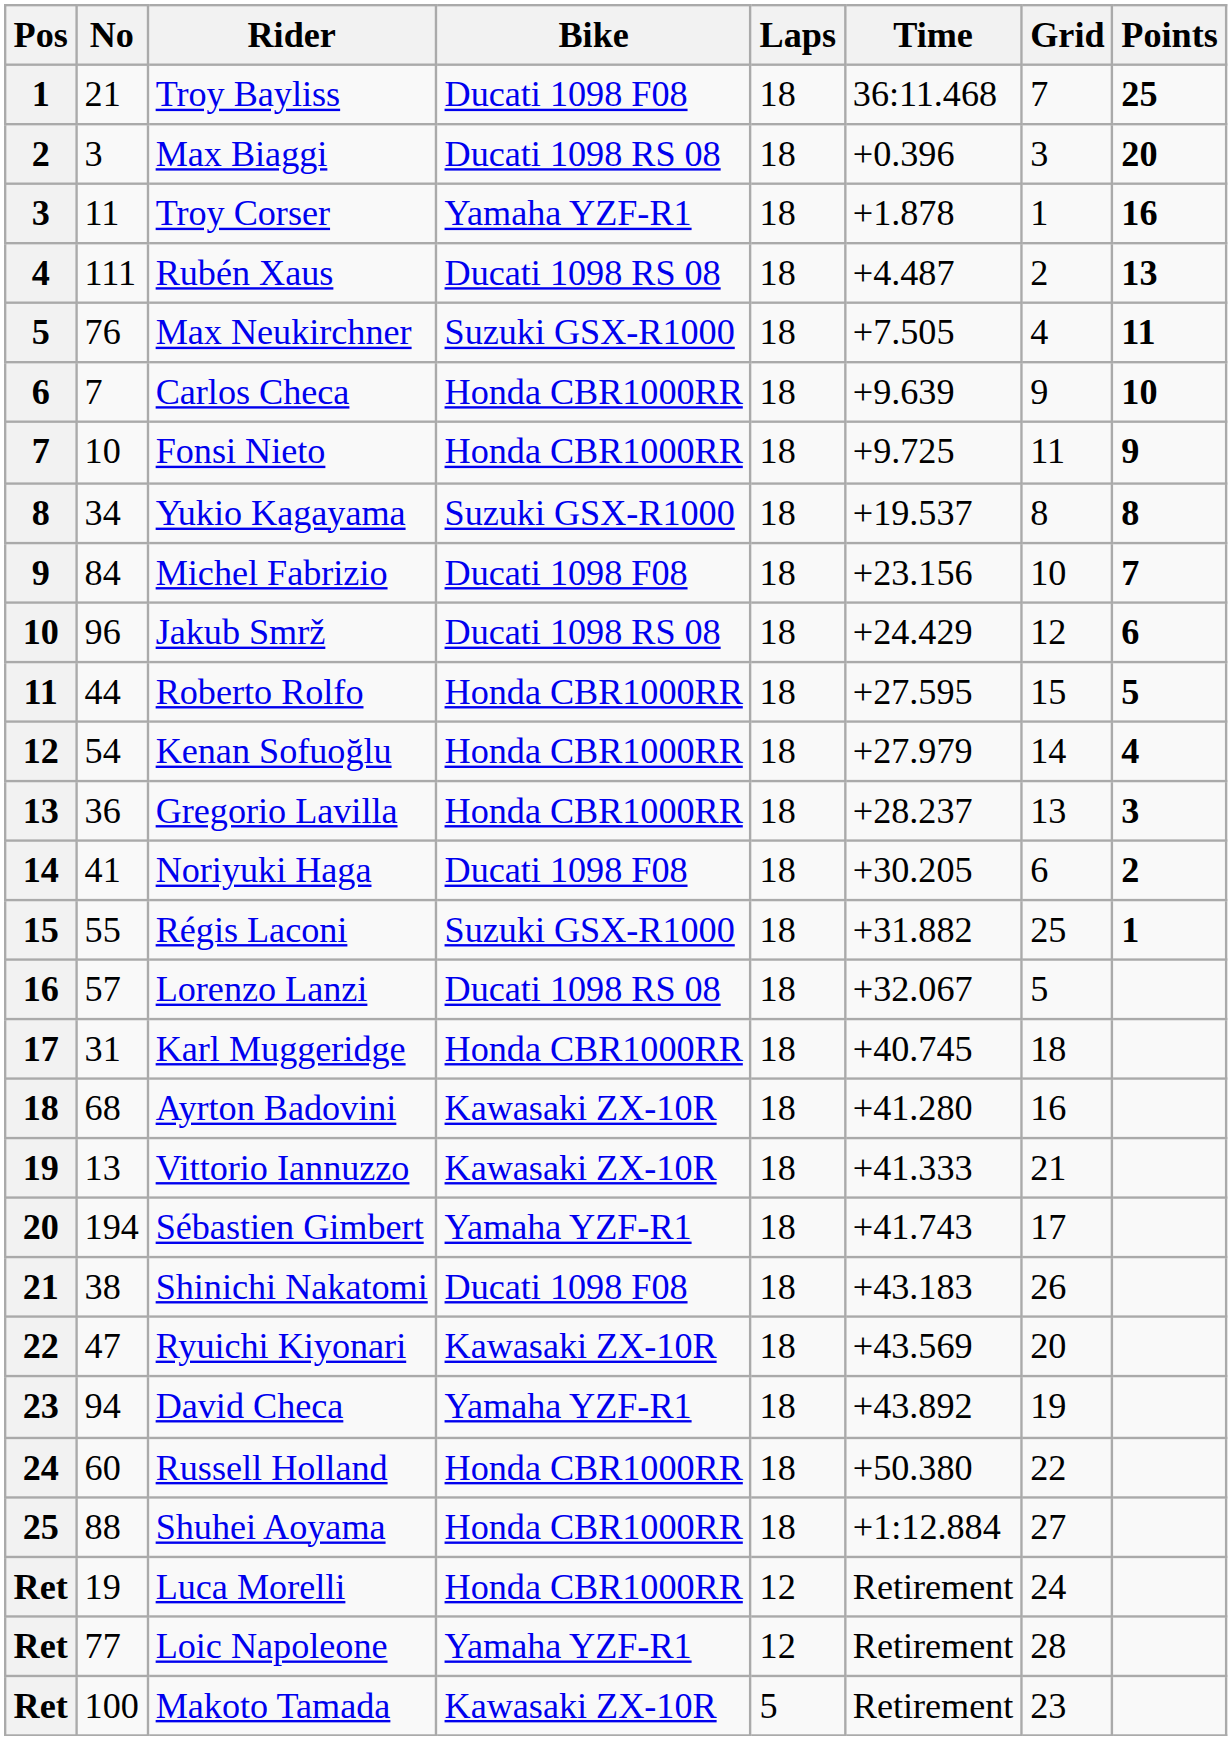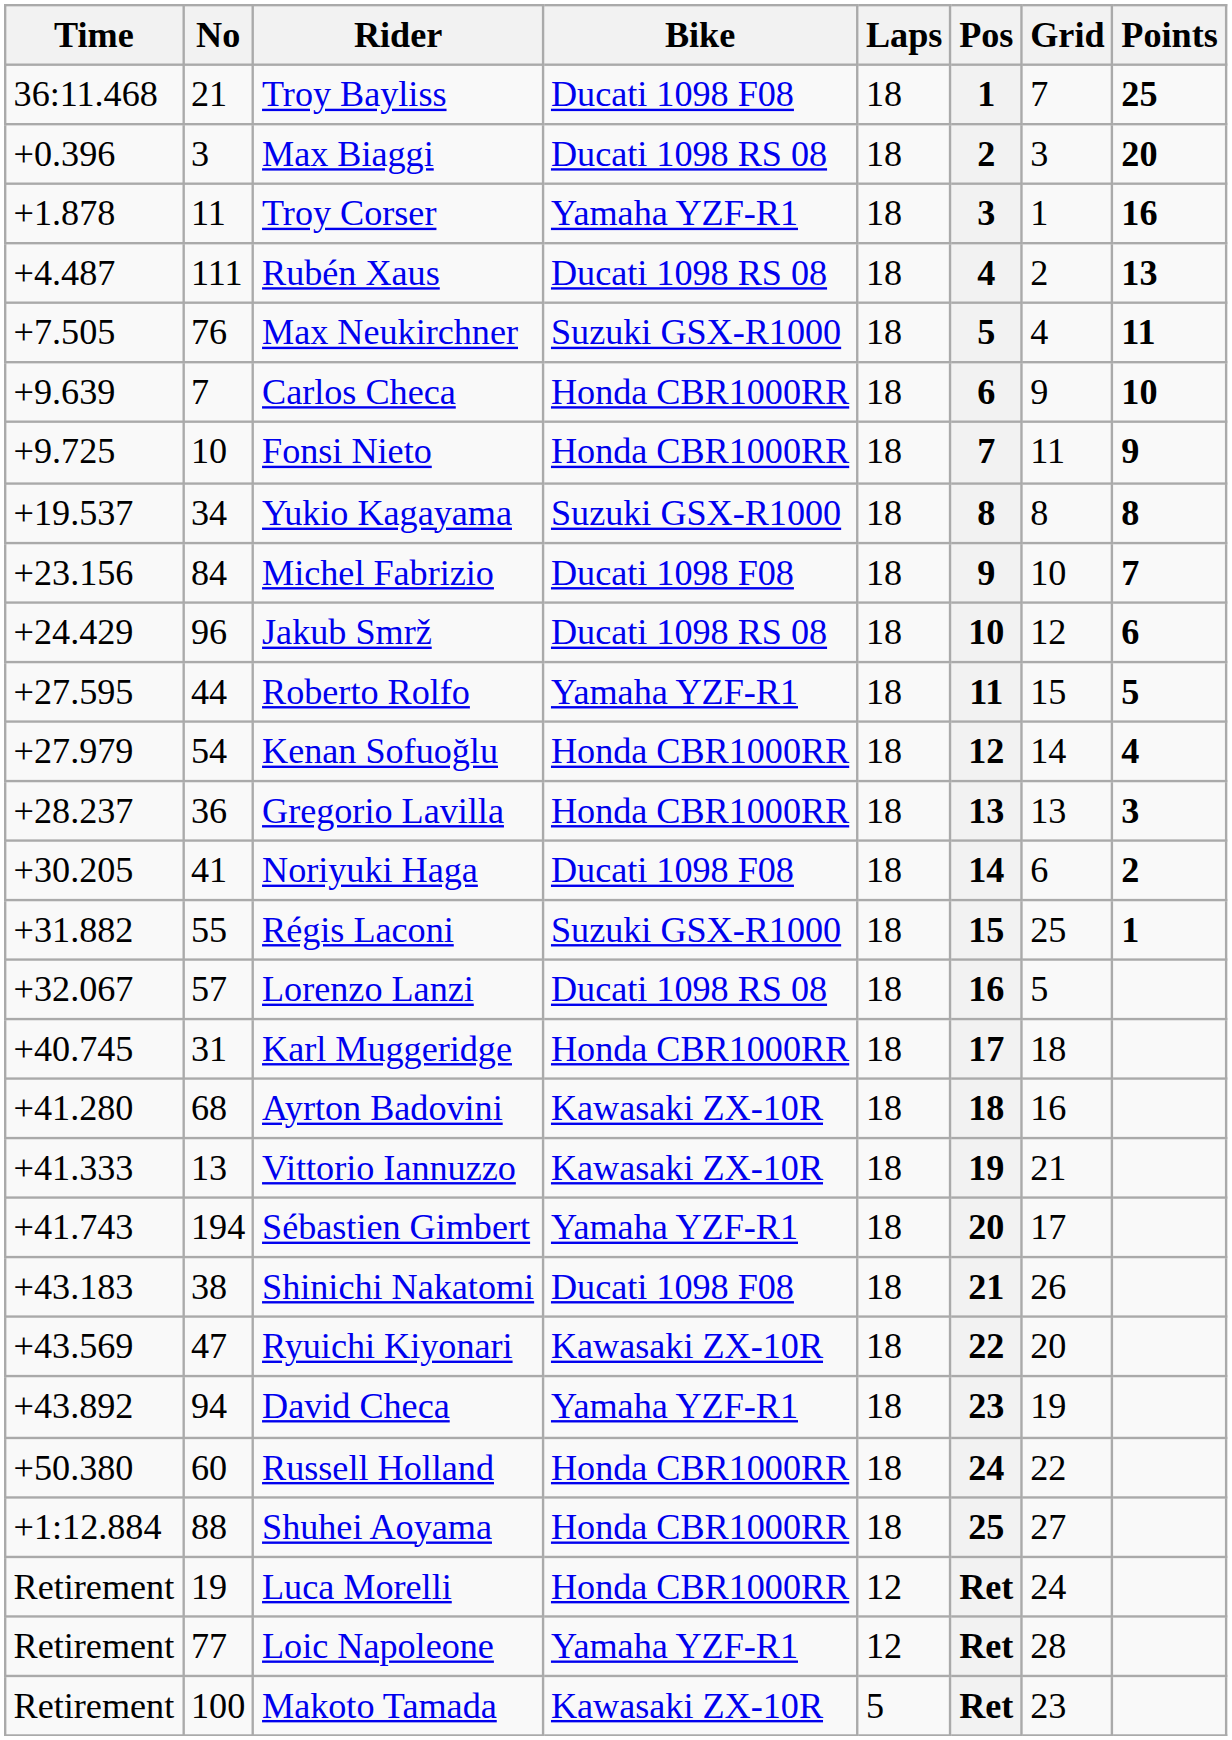columns swapped: (41, 34) <-> (933, 34)
(594, 690) Honda CBR1000RR -> (674, 690) Yamaha YZF-R1
